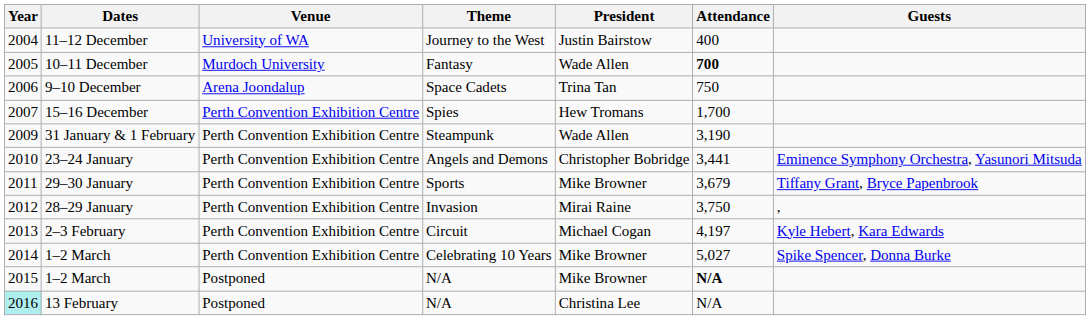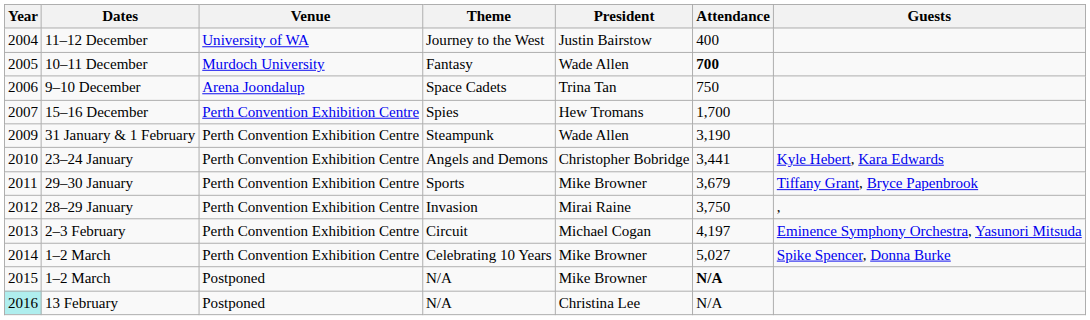(929, 159) Eminence Symphony Orchestra, Yasunori Mitsuda -> (860, 159) Kyle Hebert, Kara Edwards
(860, 231) Kyle Hebert, Kara Edwards -> (929, 231) Eminence Symphony Orchestra, Yasunori Mitsuda
